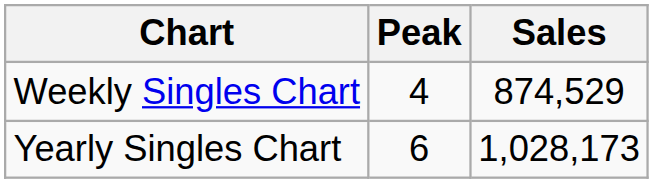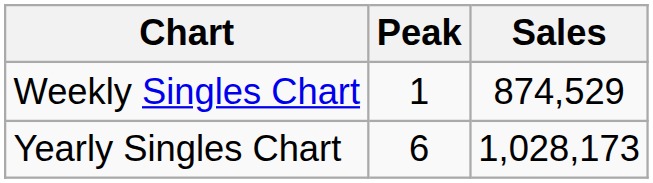(419, 90) 4 -> (419, 90) 1
